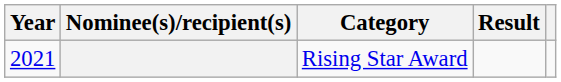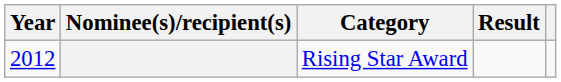(33, 58) 2021 -> (33, 58) 2012
